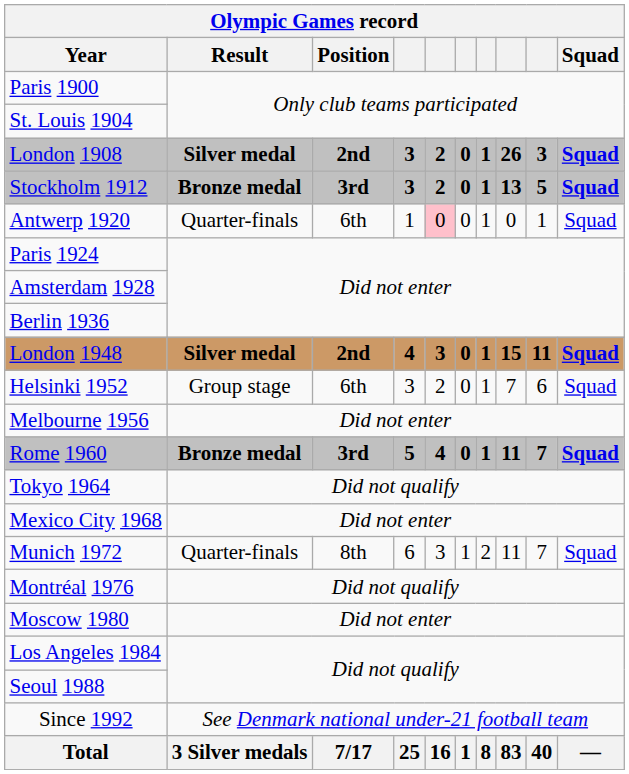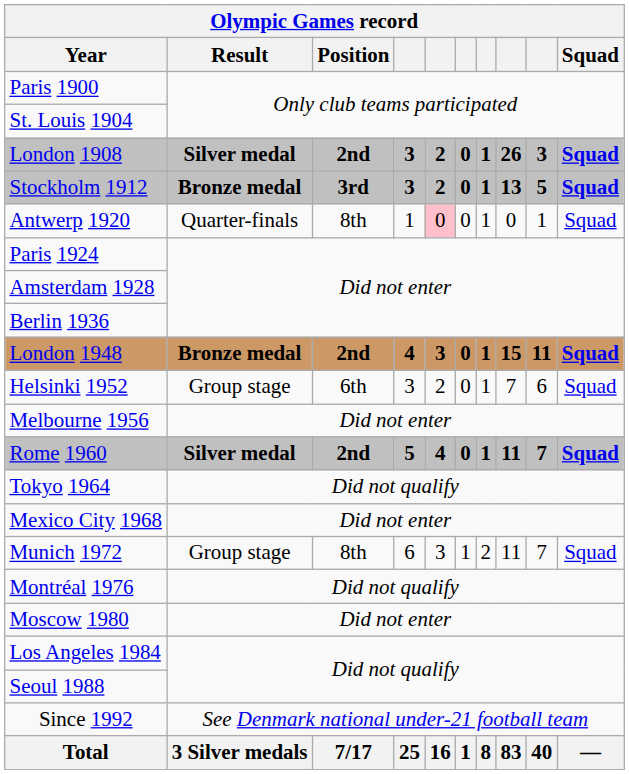(353, 220) 6th -> (353, 220) 8th
(240, 353) Silver medal -> (240, 353) Bronze medal
(240, 453) Bronze medal -> (240, 453) Silver medal
(353, 453) 3rd -> (353, 453) 2nd
(240, 552) Quarter-finals -> (240, 552) Group stage
